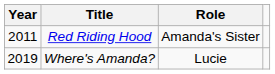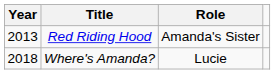(23, 36) 2011 -> (23, 36) 2013
(23, 58) 2019 -> (23, 58) 2018
